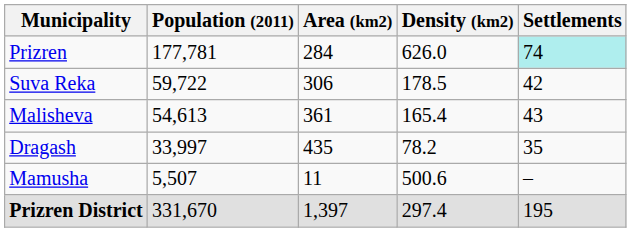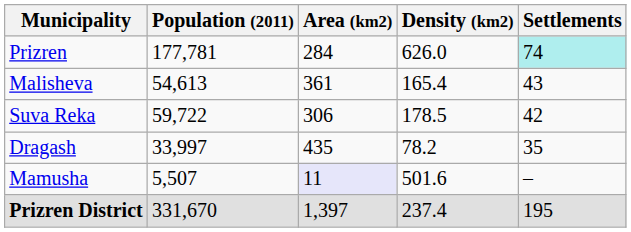rows swapped: (52, 83) <-> (51, 115)
(313, 178) no background -> (313, 178) lavender background
(424, 178) 500.6 -> (424, 178) 501.6
(424, 210) 297.4 -> (424, 210) 237.4
